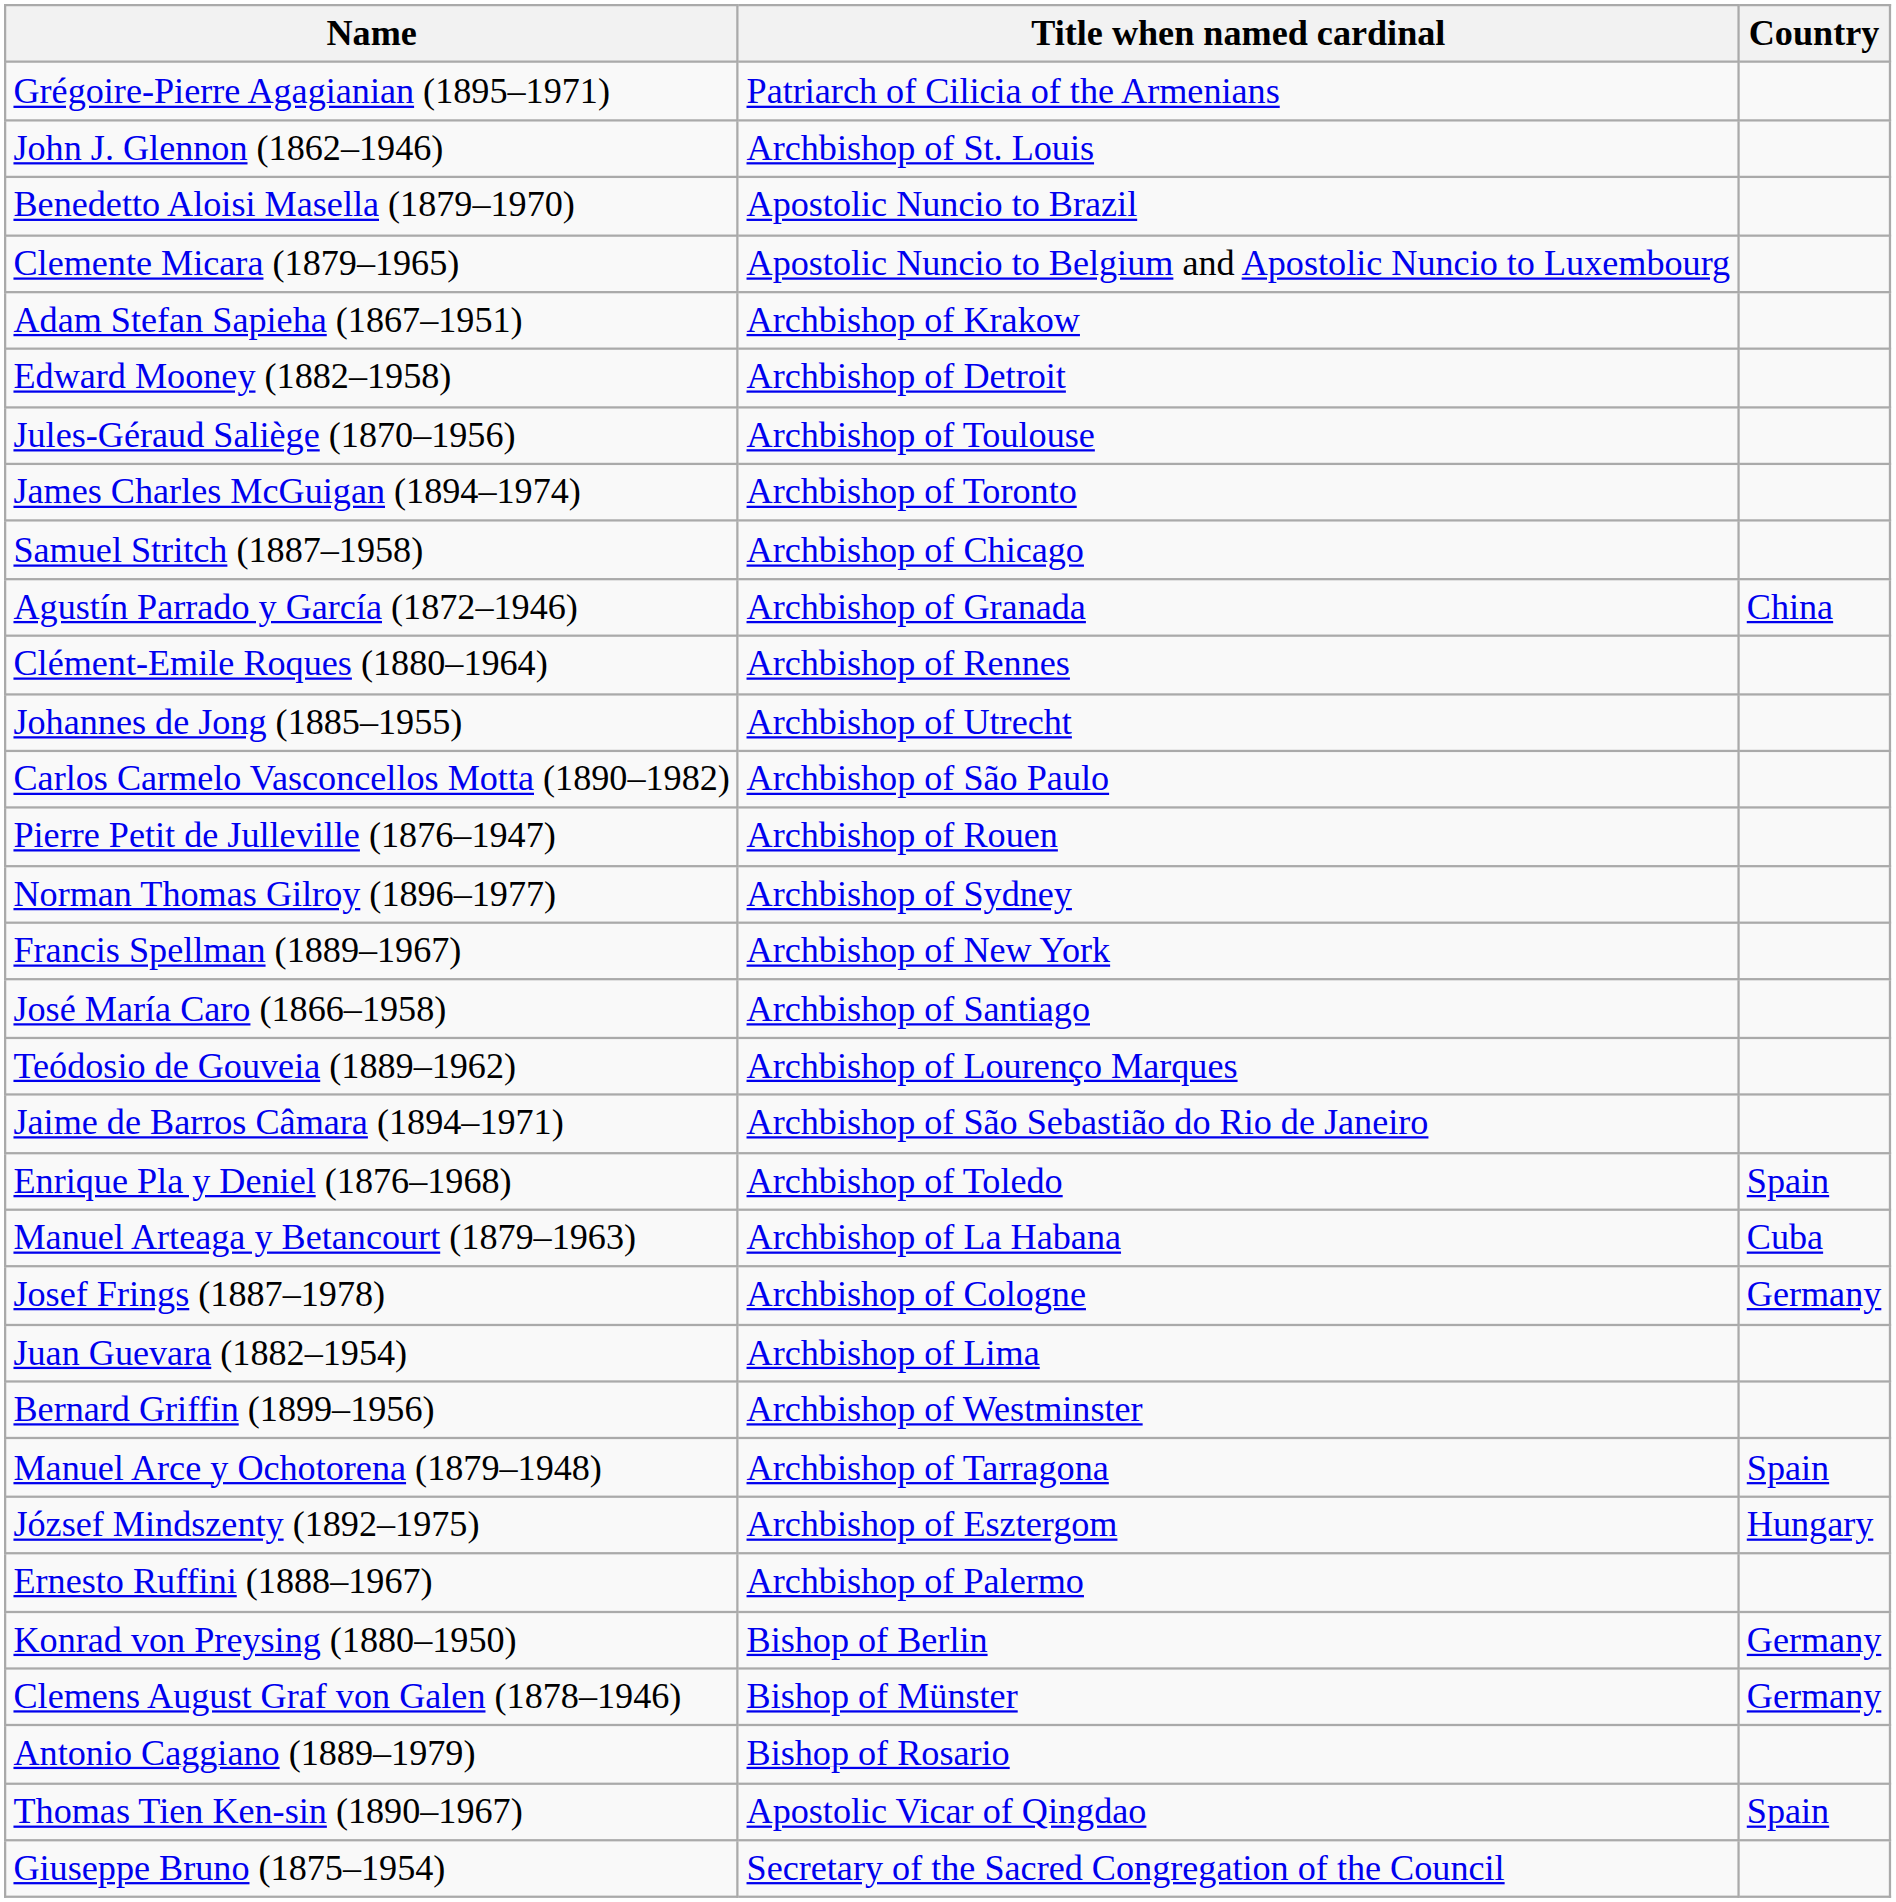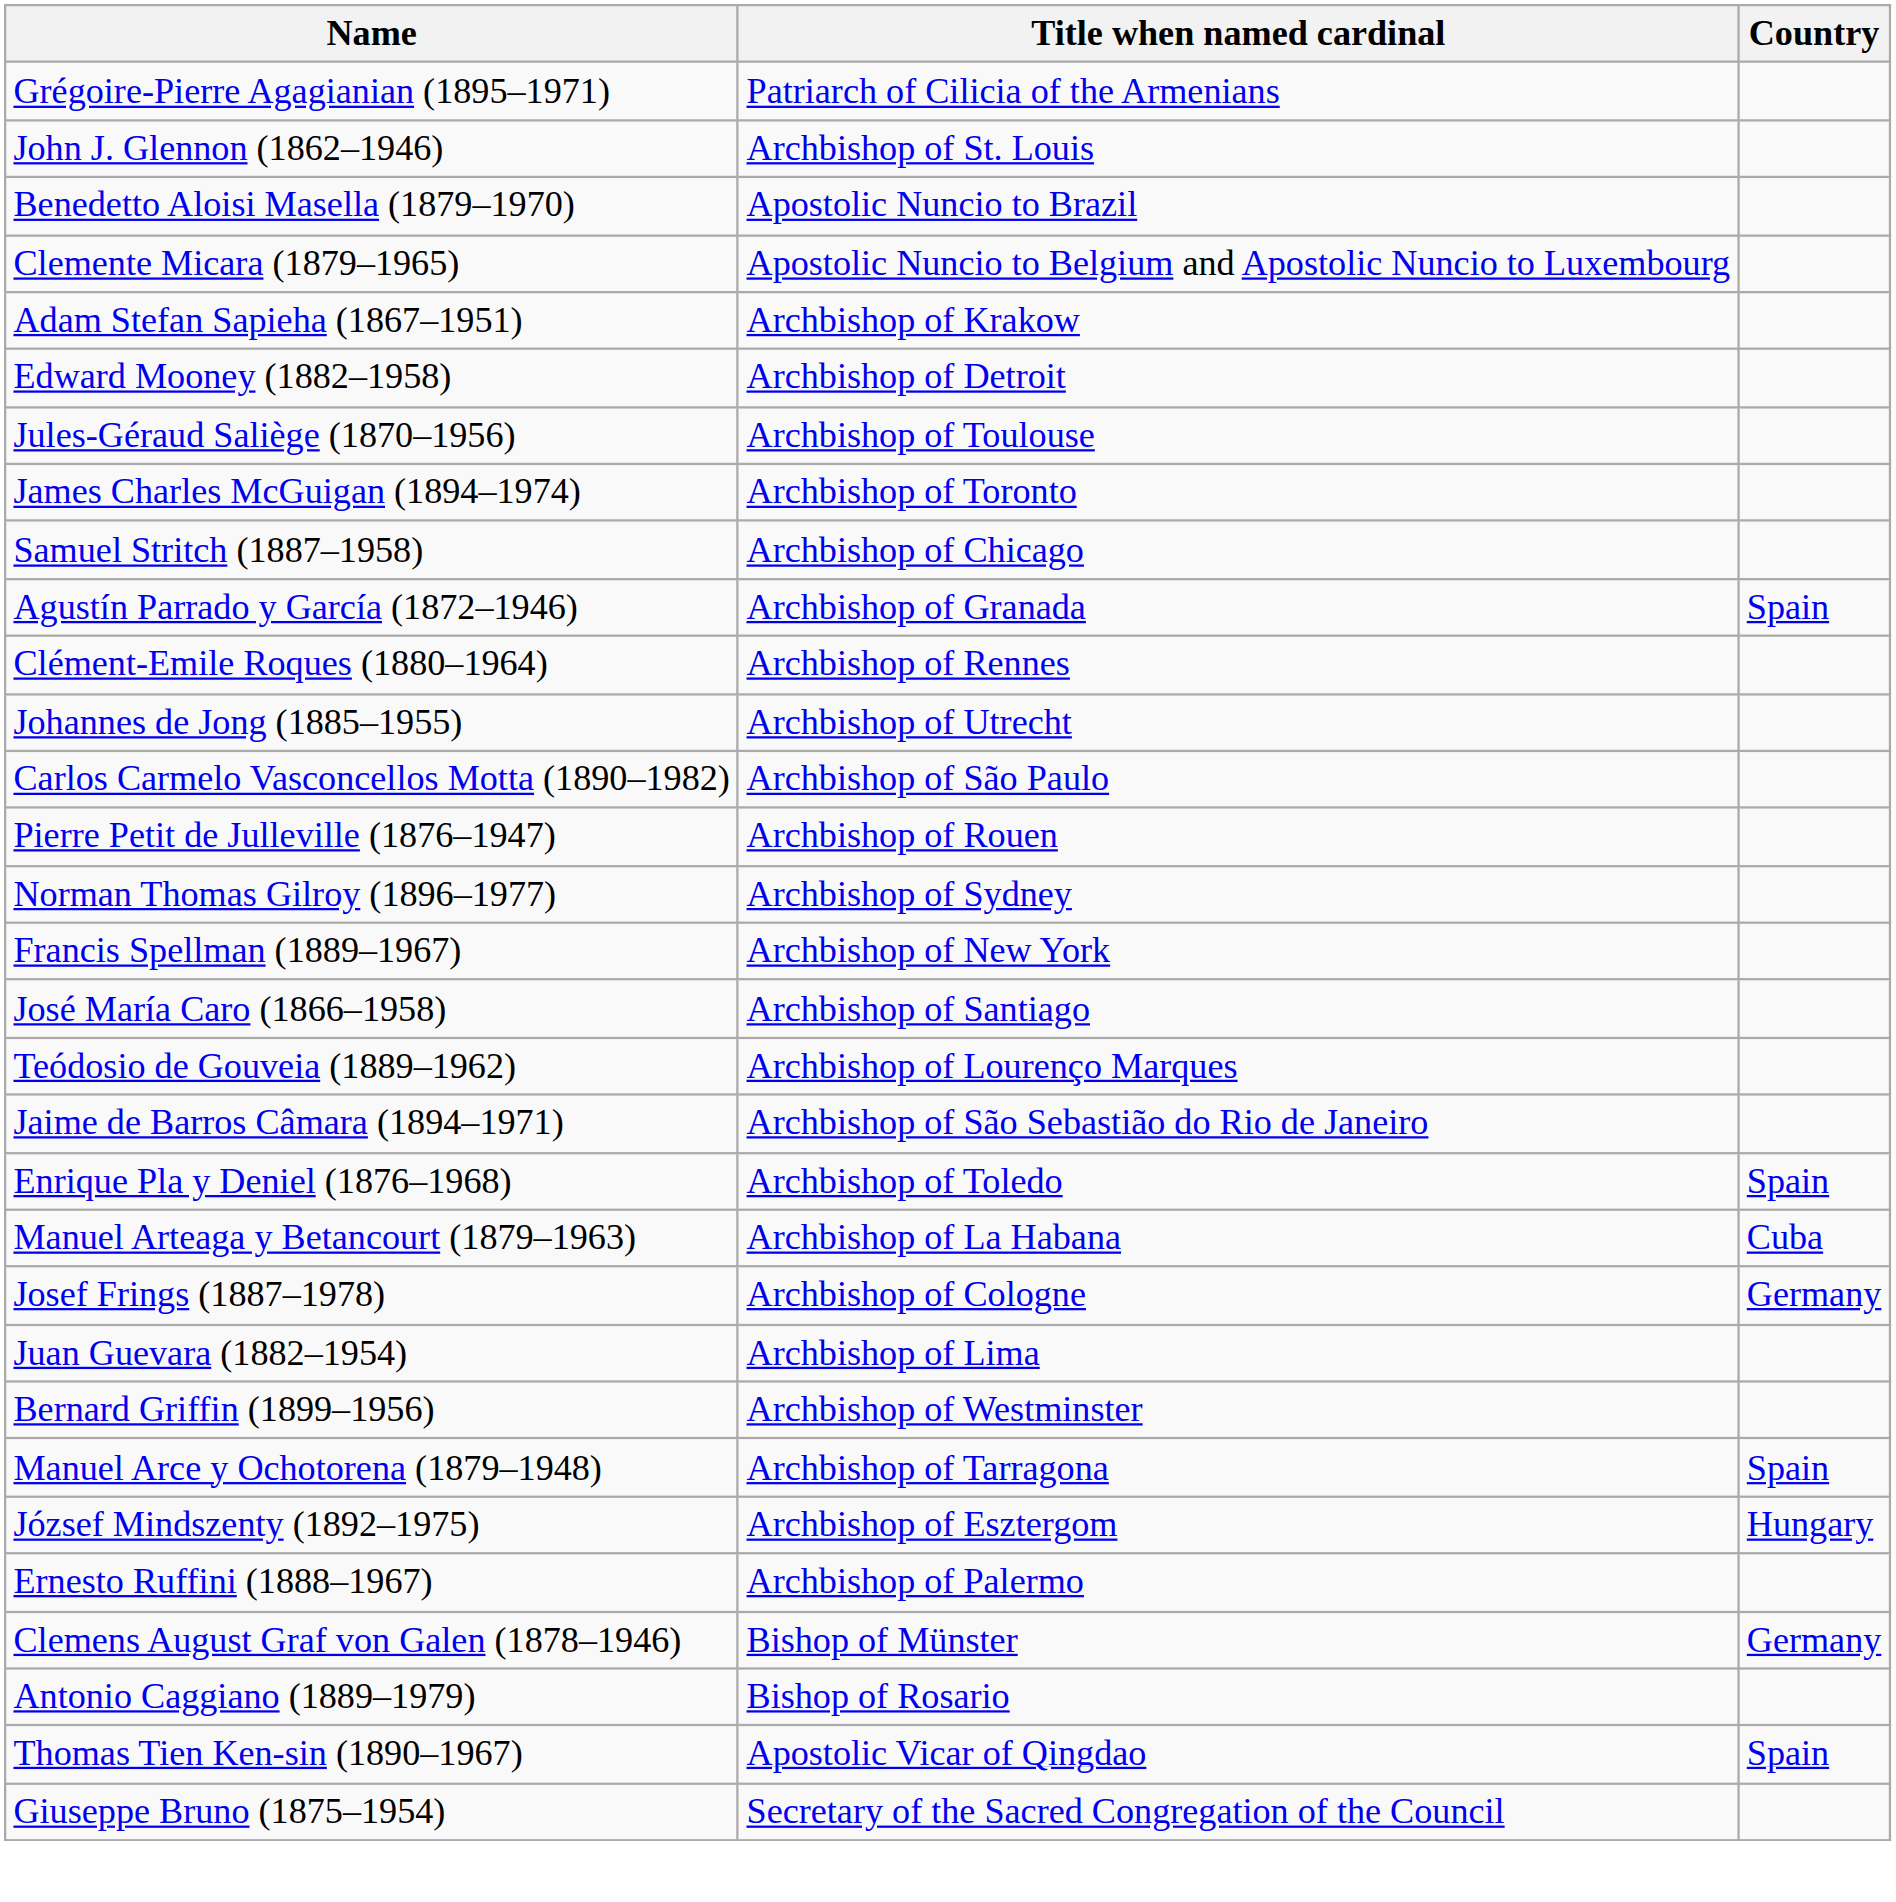(1790, 606) China -> (1788, 606) Spain
- row: (265, 1638)
